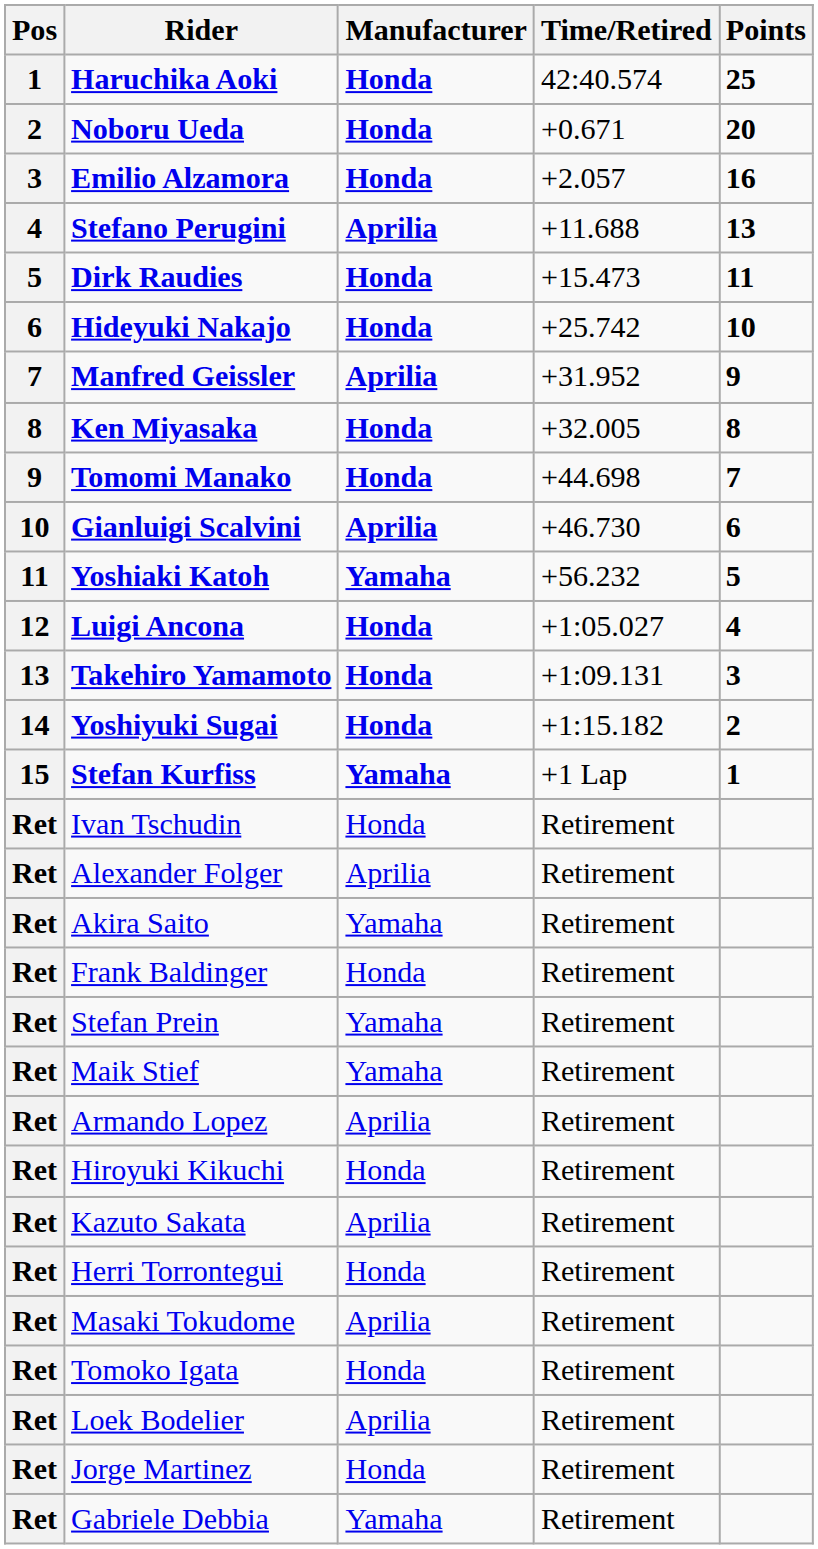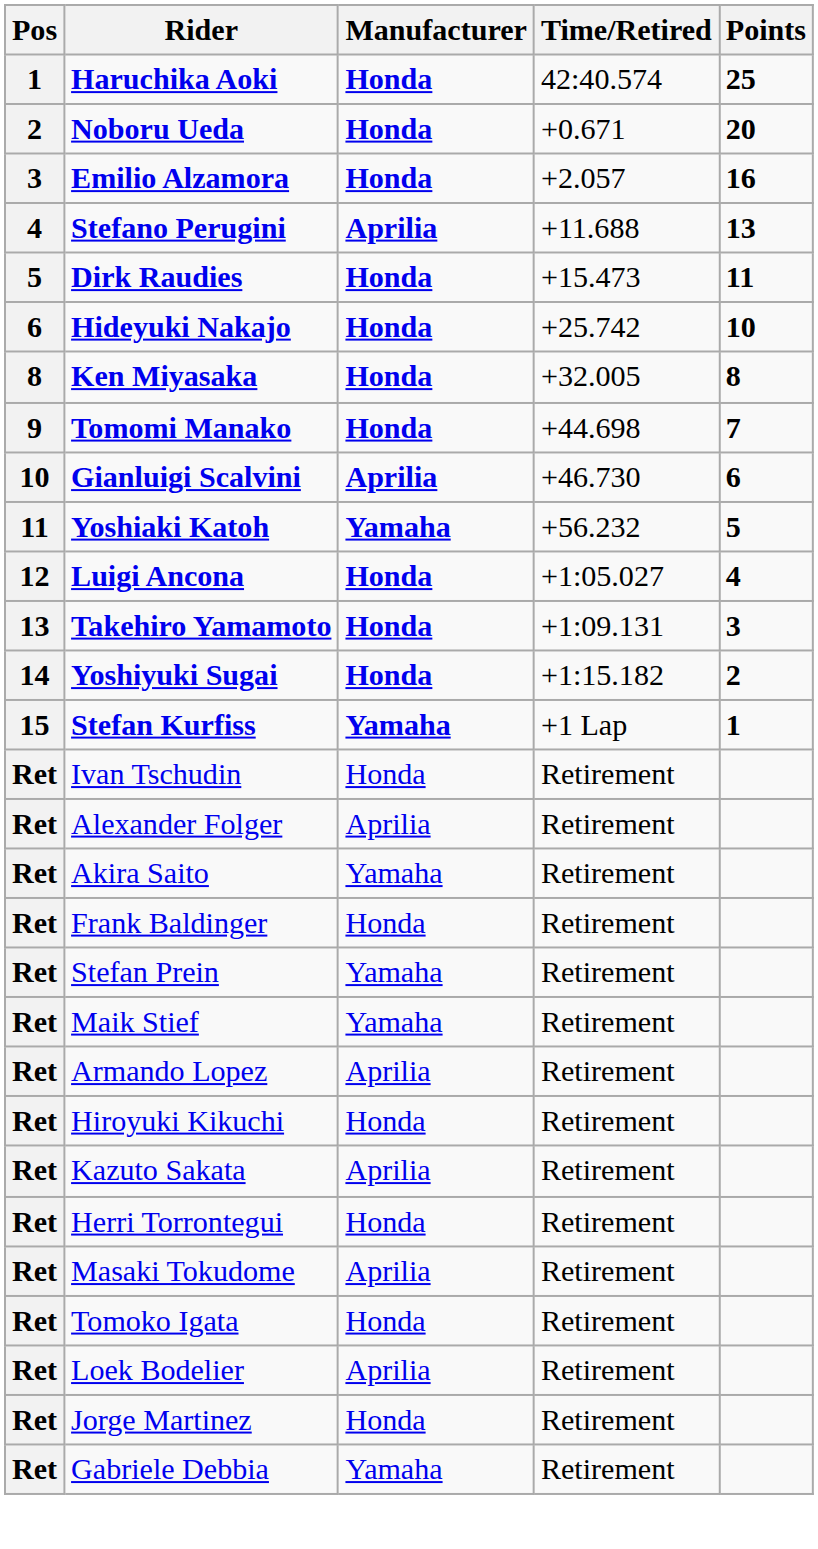- row: (183, 376)
